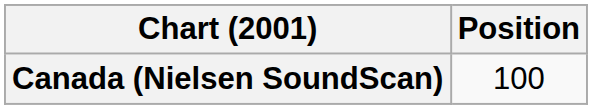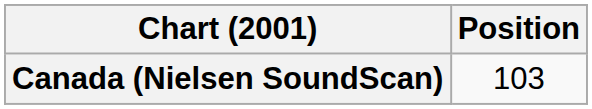(519, 78) 100 -> (519, 78) 103
